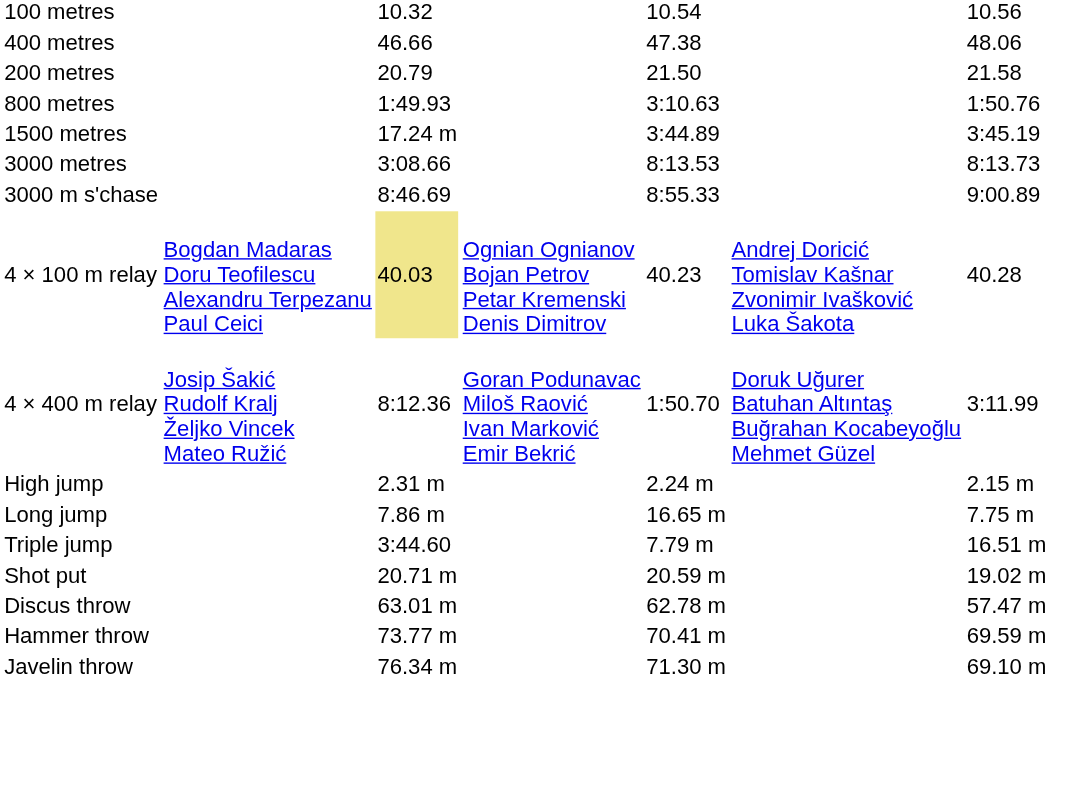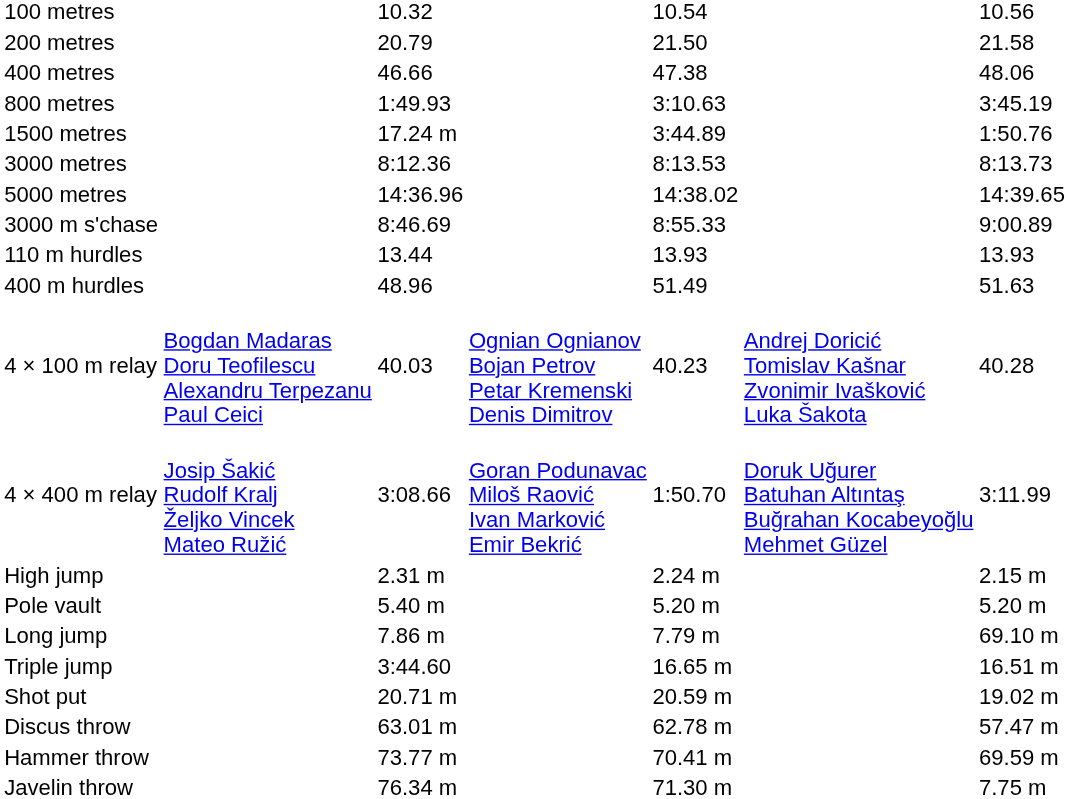rows swapped: (59, 73) <-> (59, 42)
(1003, 103) 1:50.76 -> (1016, 103) 3:45.19
(1003, 133) 3:45.19 -> (1016, 133) 1:50.76
(414, 164) 3:08.66 -> (414, 164) 8:12.36
+ row: (66, 194)
+ row: (73, 255)
+ row: (74, 285)
(405, 274) khaki background -> (405, 365) no background
(414, 404) 8:12.36 -> (414, 495) 3:08.66
+ row: (53, 605)
(686, 514) 16.65 m -> (686, 636) 7.79 m
(1000, 514) 7.75 m -> (1019, 636) 69.10 m
(680, 545) 7.79 m -> (692, 666) 16.65 m
(1007, 666) 69.10 m -> (1013, 787) 7.75 m
